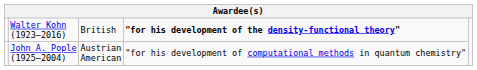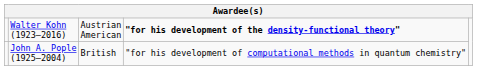(98, 30) British -> (101, 30) Austrian American
(101, 53) Austrian American -> (98, 53) British
